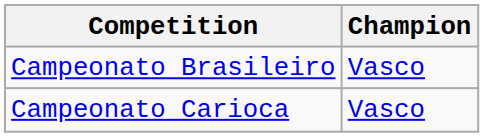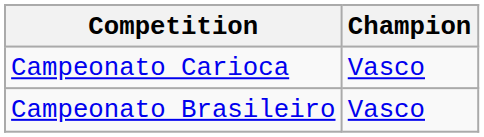rows swapped: (173, 68) <-> (150, 110)
